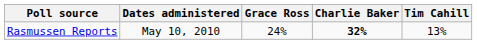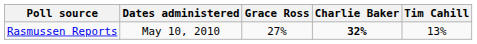(277, 31) 24% -> (277, 31) 27%
